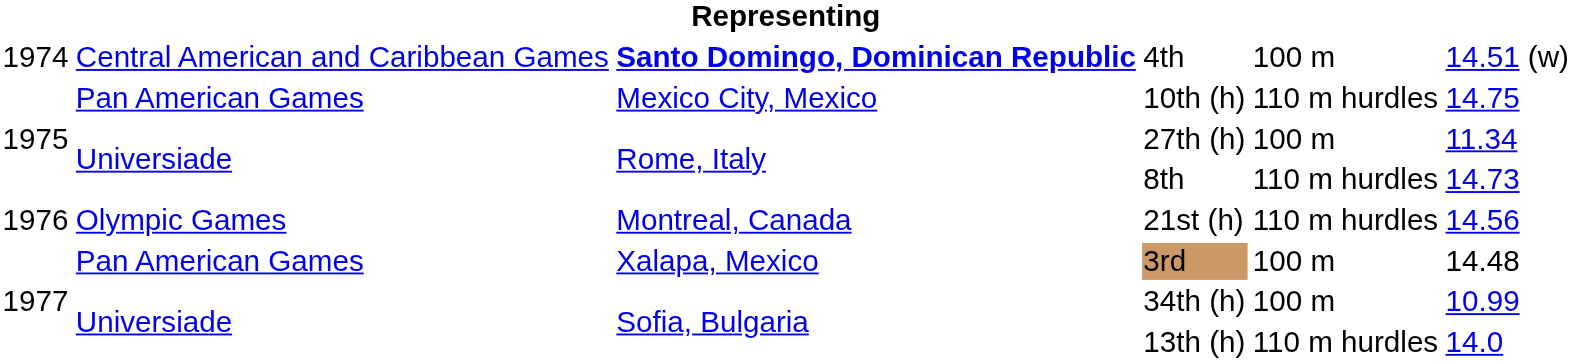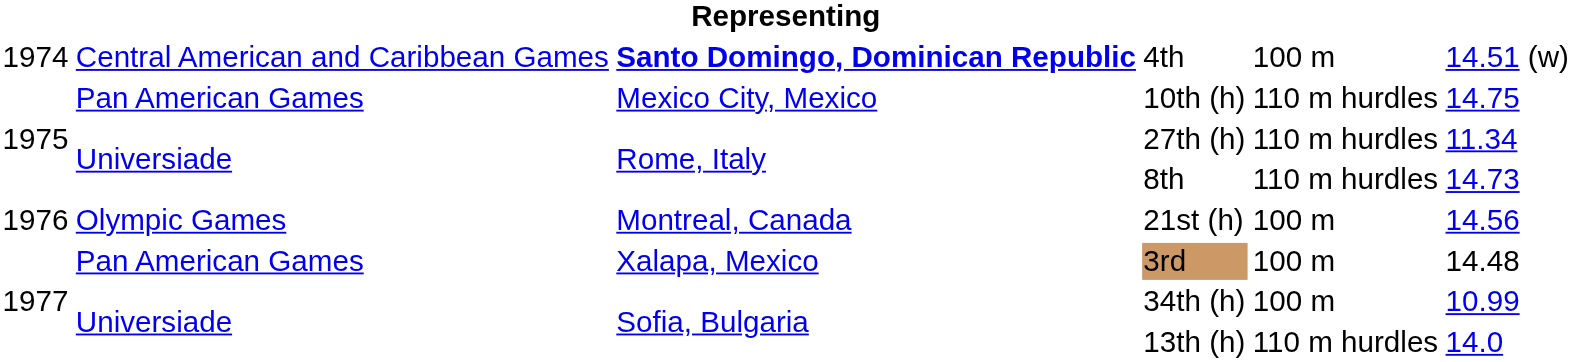(1294, 138) 100 m -> (1345, 138) 110 m hurdles
(1345, 220) 110 m hurdles -> (1294, 220) 100 m
